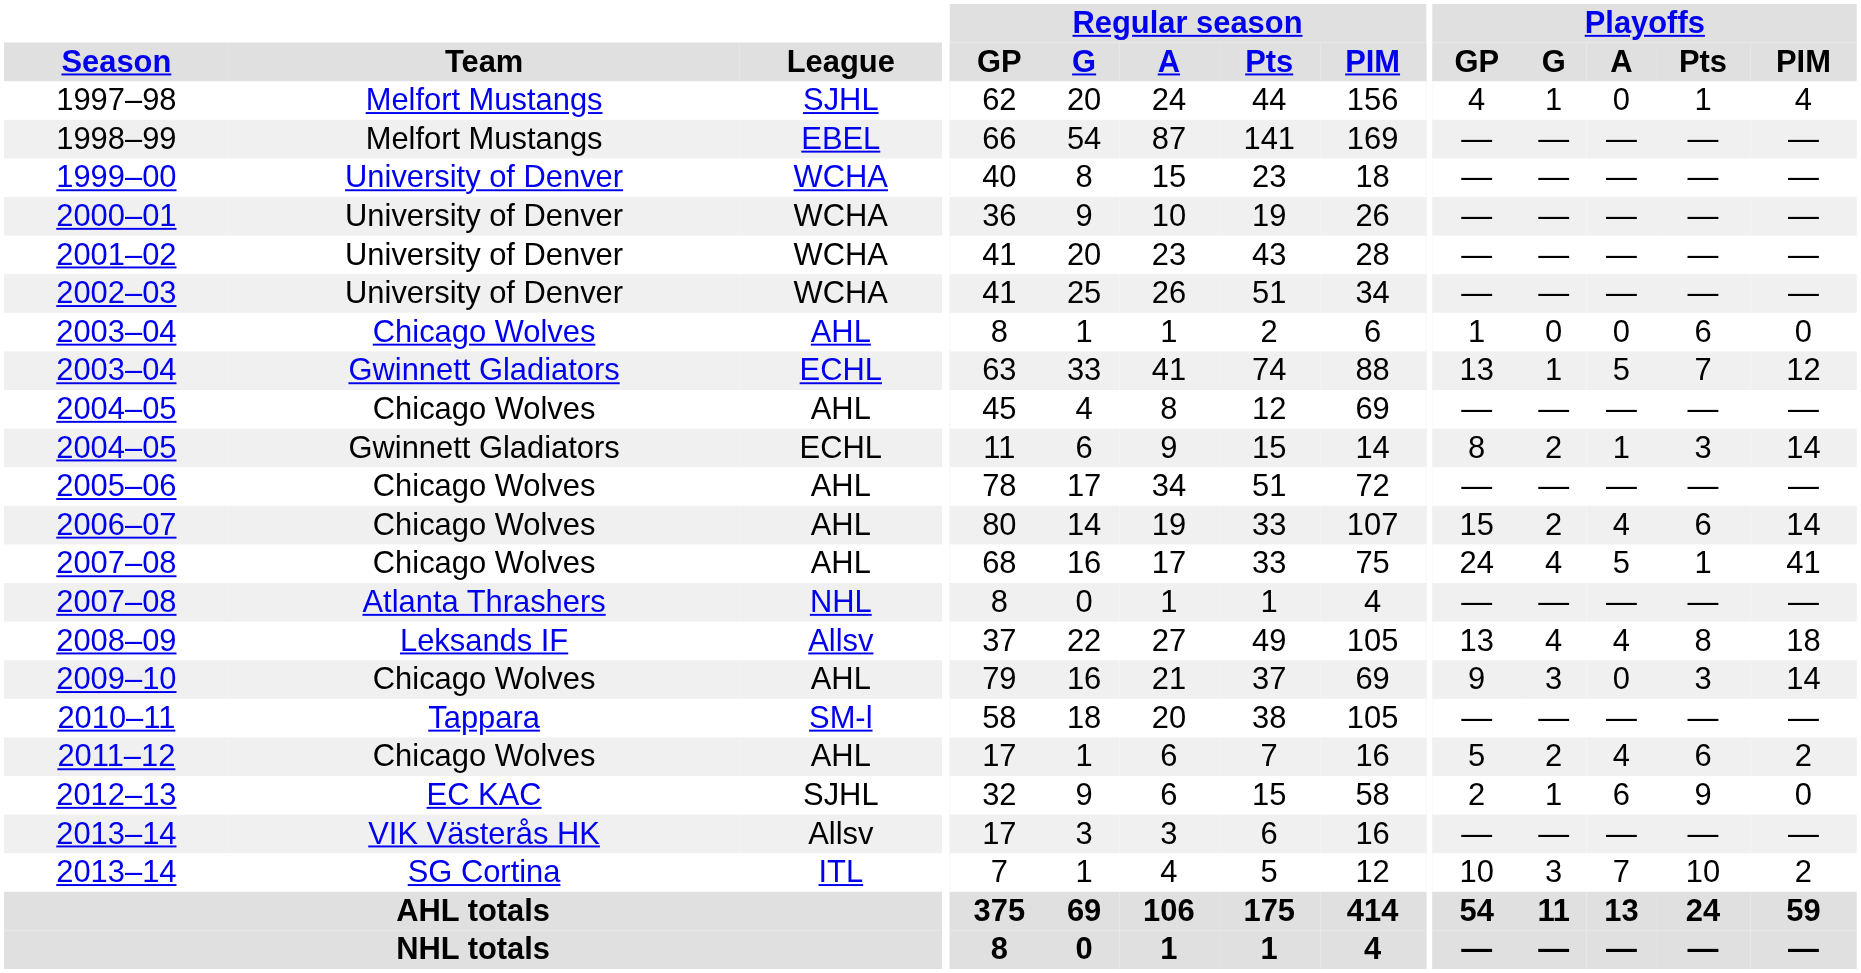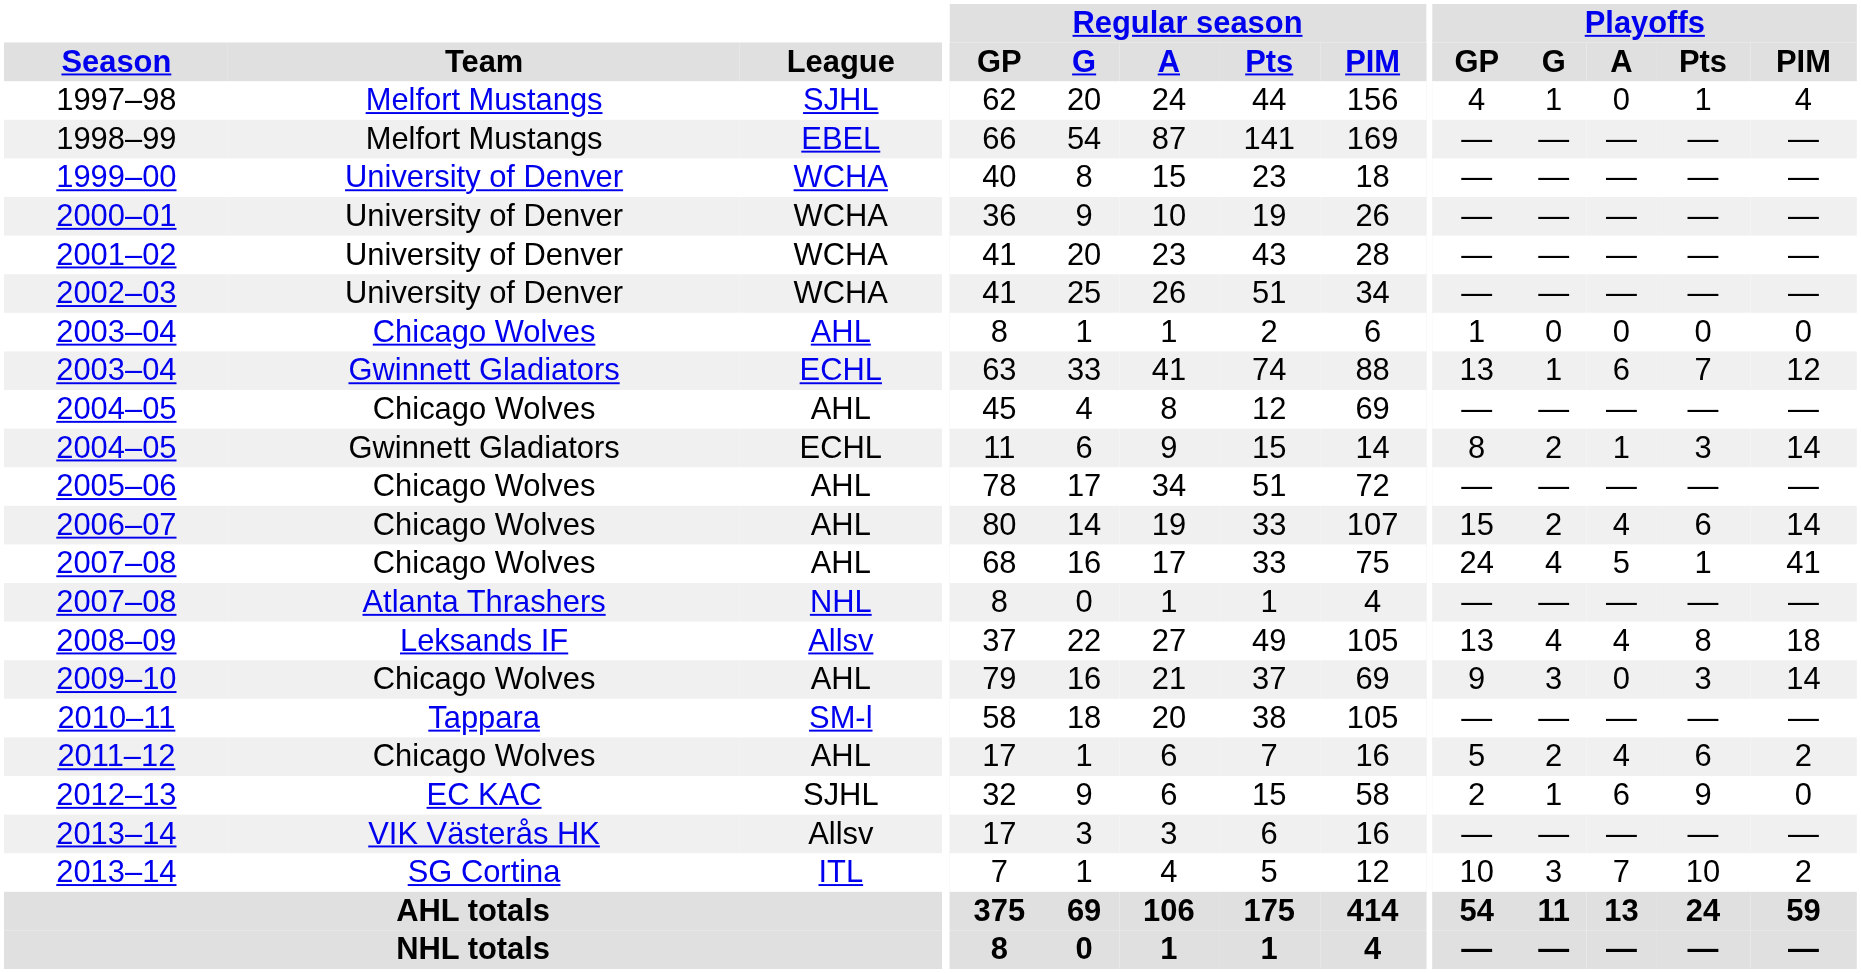(1703, 331) 6 -> (1703, 331) 0
(1621, 370) 5 -> (1621, 370) 6
